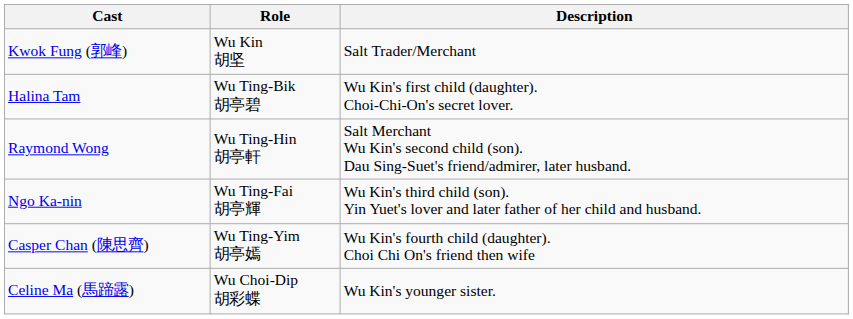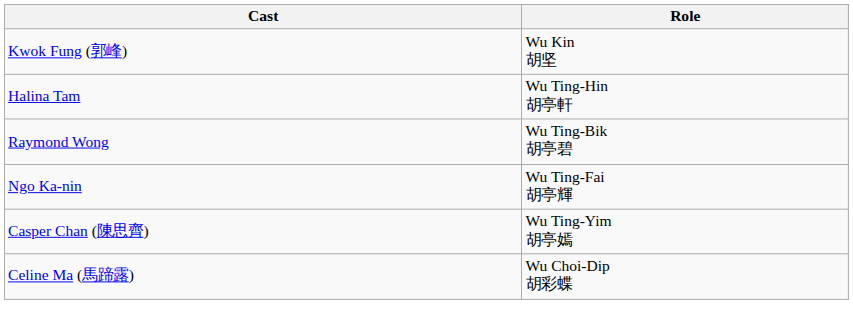- column: (594, 16)
(255, 95) Wu Ting-Bik 胡亭碧 -> (567, 95) Wu Ting-Hin 胡亭軒
(255, 147) Wu Ting-Hin 胡亭軒 -> (566, 140) Wu Ting-Bik 胡亭碧
